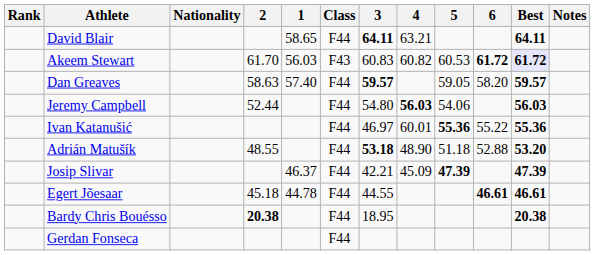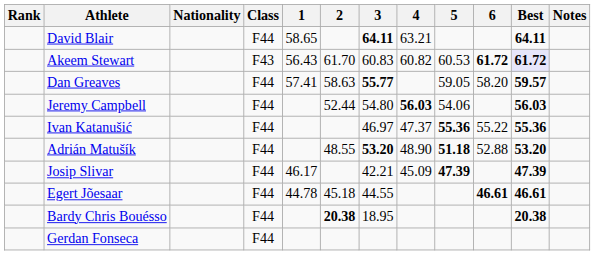columns swapped: (339, 15) <-> (263, 15)
(301, 60) 56.03 -> (301, 60) 56.43
(301, 82) 57.40 -> (301, 82) 57.41
(378, 82) 59.57 -> (378, 82) 55.77
(416, 127) 60.01 -> (416, 127) 47.37
(378, 149) 53.18 -> (378, 149) 53.20
(454, 149) normal -> (454, 149) bold
(301, 171) 46.37 -> (301, 171) 46.17
